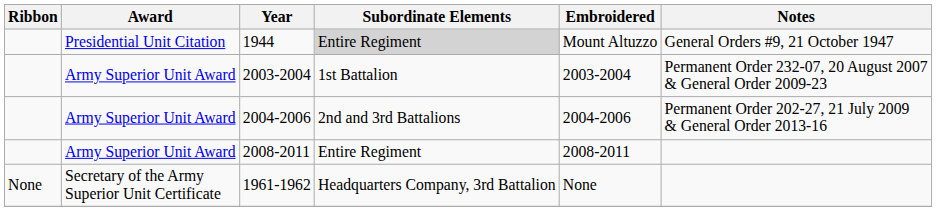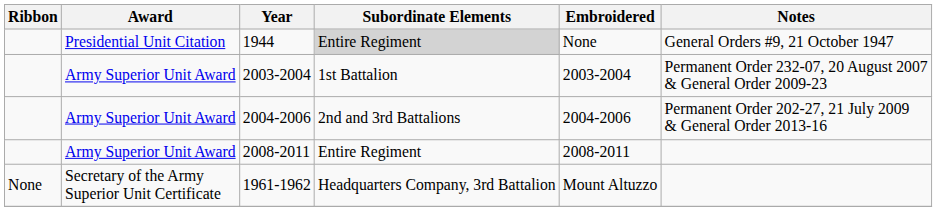(610, 41) Mount Altuzzo -> (580, 41) None
(580, 185) None -> (610, 185) Mount Altuzzo
